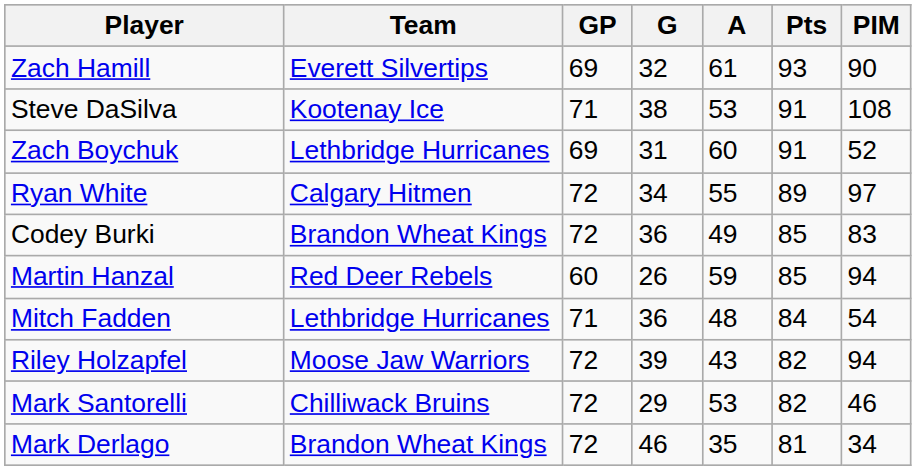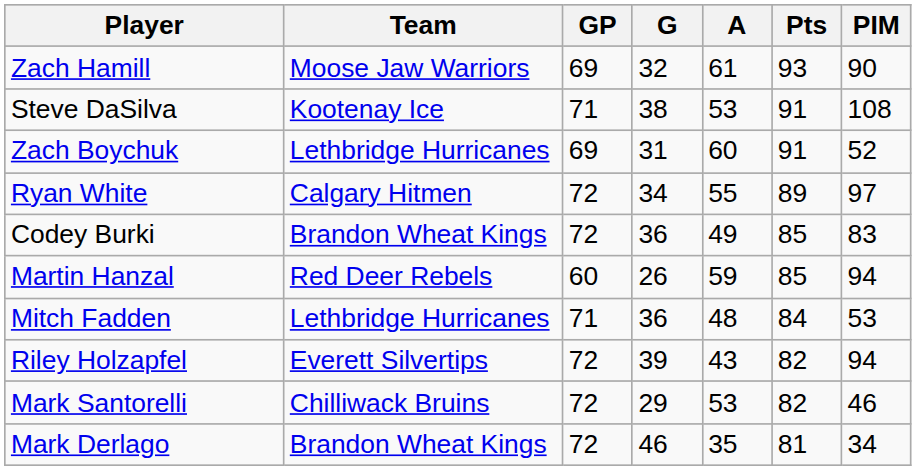(389, 67) Everett Silvertips -> (410, 67) Moose Jaw Warriors
(862, 318) 54 -> (862, 318) 53
(410, 360) Moose Jaw Warriors -> (389, 360) Everett Silvertips
